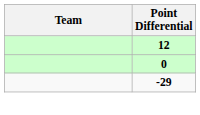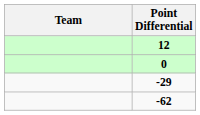+ row: (164, 100)
